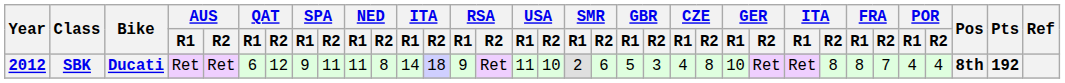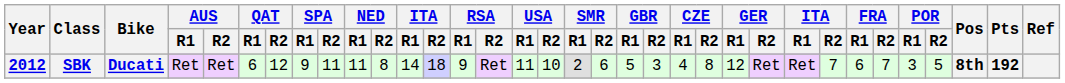(736, 66) 10 -> (736, 66) 12
(833, 66) 8 -> (833, 66) 7
(860, 66) 8 -> (860, 66) 6
(912, 66) 4 -> (912, 66) 3
(939, 66) 4 -> (939, 66) 5
